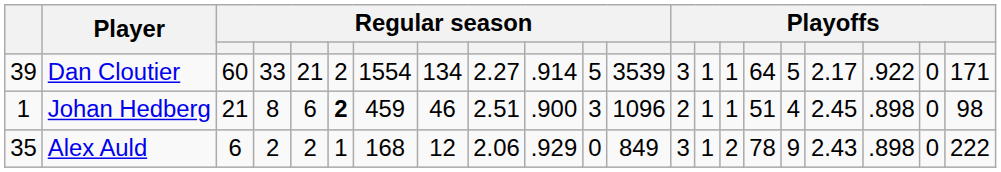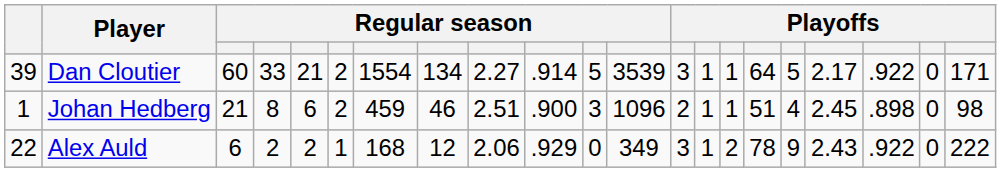(341, 110) bold -> (341, 110) normal
(23, 147) 35 -> (23, 147) 22
(639, 147) 849 -> (639, 147) 349
(892, 147) .898 -> (892, 147) .922
